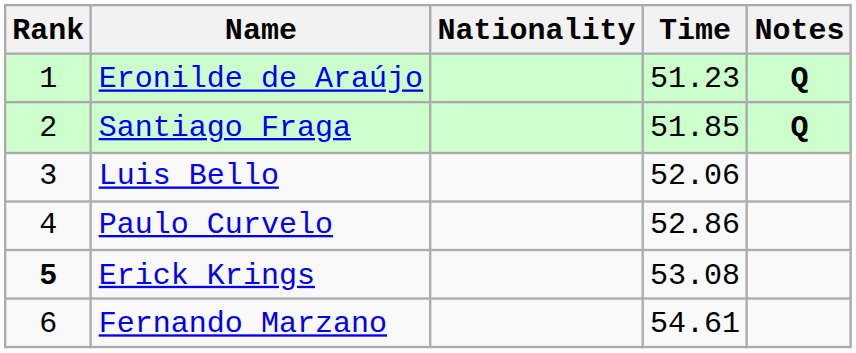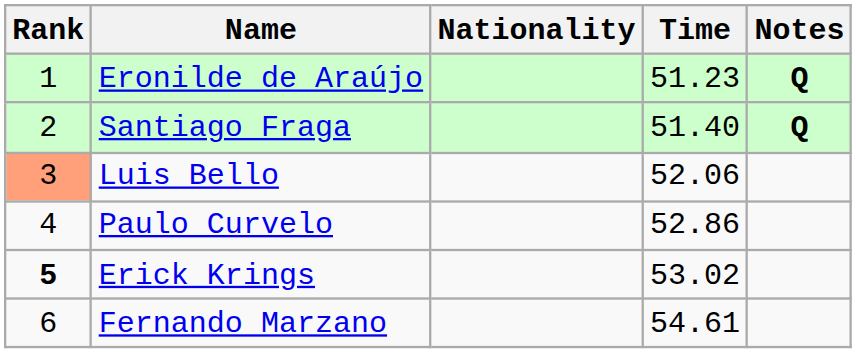(695, 128) 51.85 -> (695, 128) 51.40
(48, 176) no background -> (48, 176) lightsalmon background
(695, 274) 53.08 -> (695, 274) 53.02
